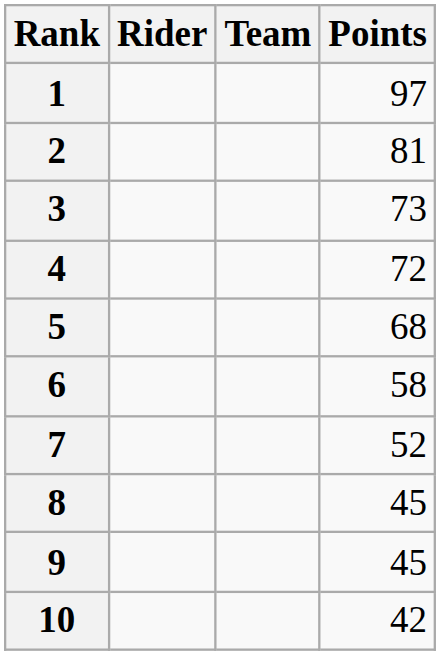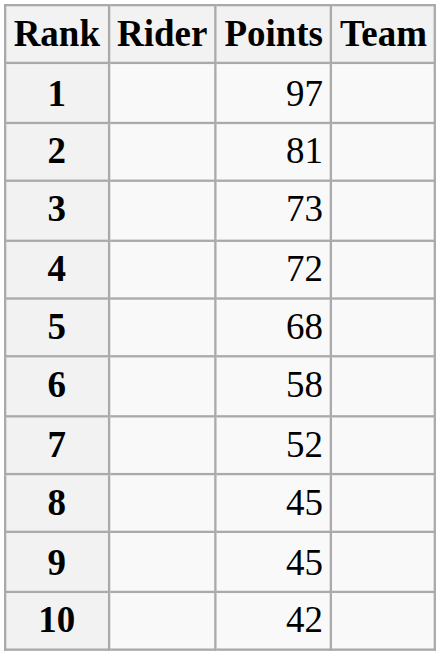columns swapped: (268, 33) <-> (378, 33)
